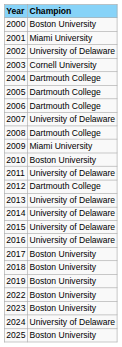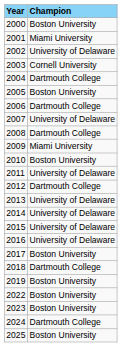(65, 92) Dartmouth College -> (63, 92) Boston University
(63, 267) Boston University -> (65, 267) Dartmouth College
(72, 321) University of Delaware -> (65, 321) Dartmouth College
